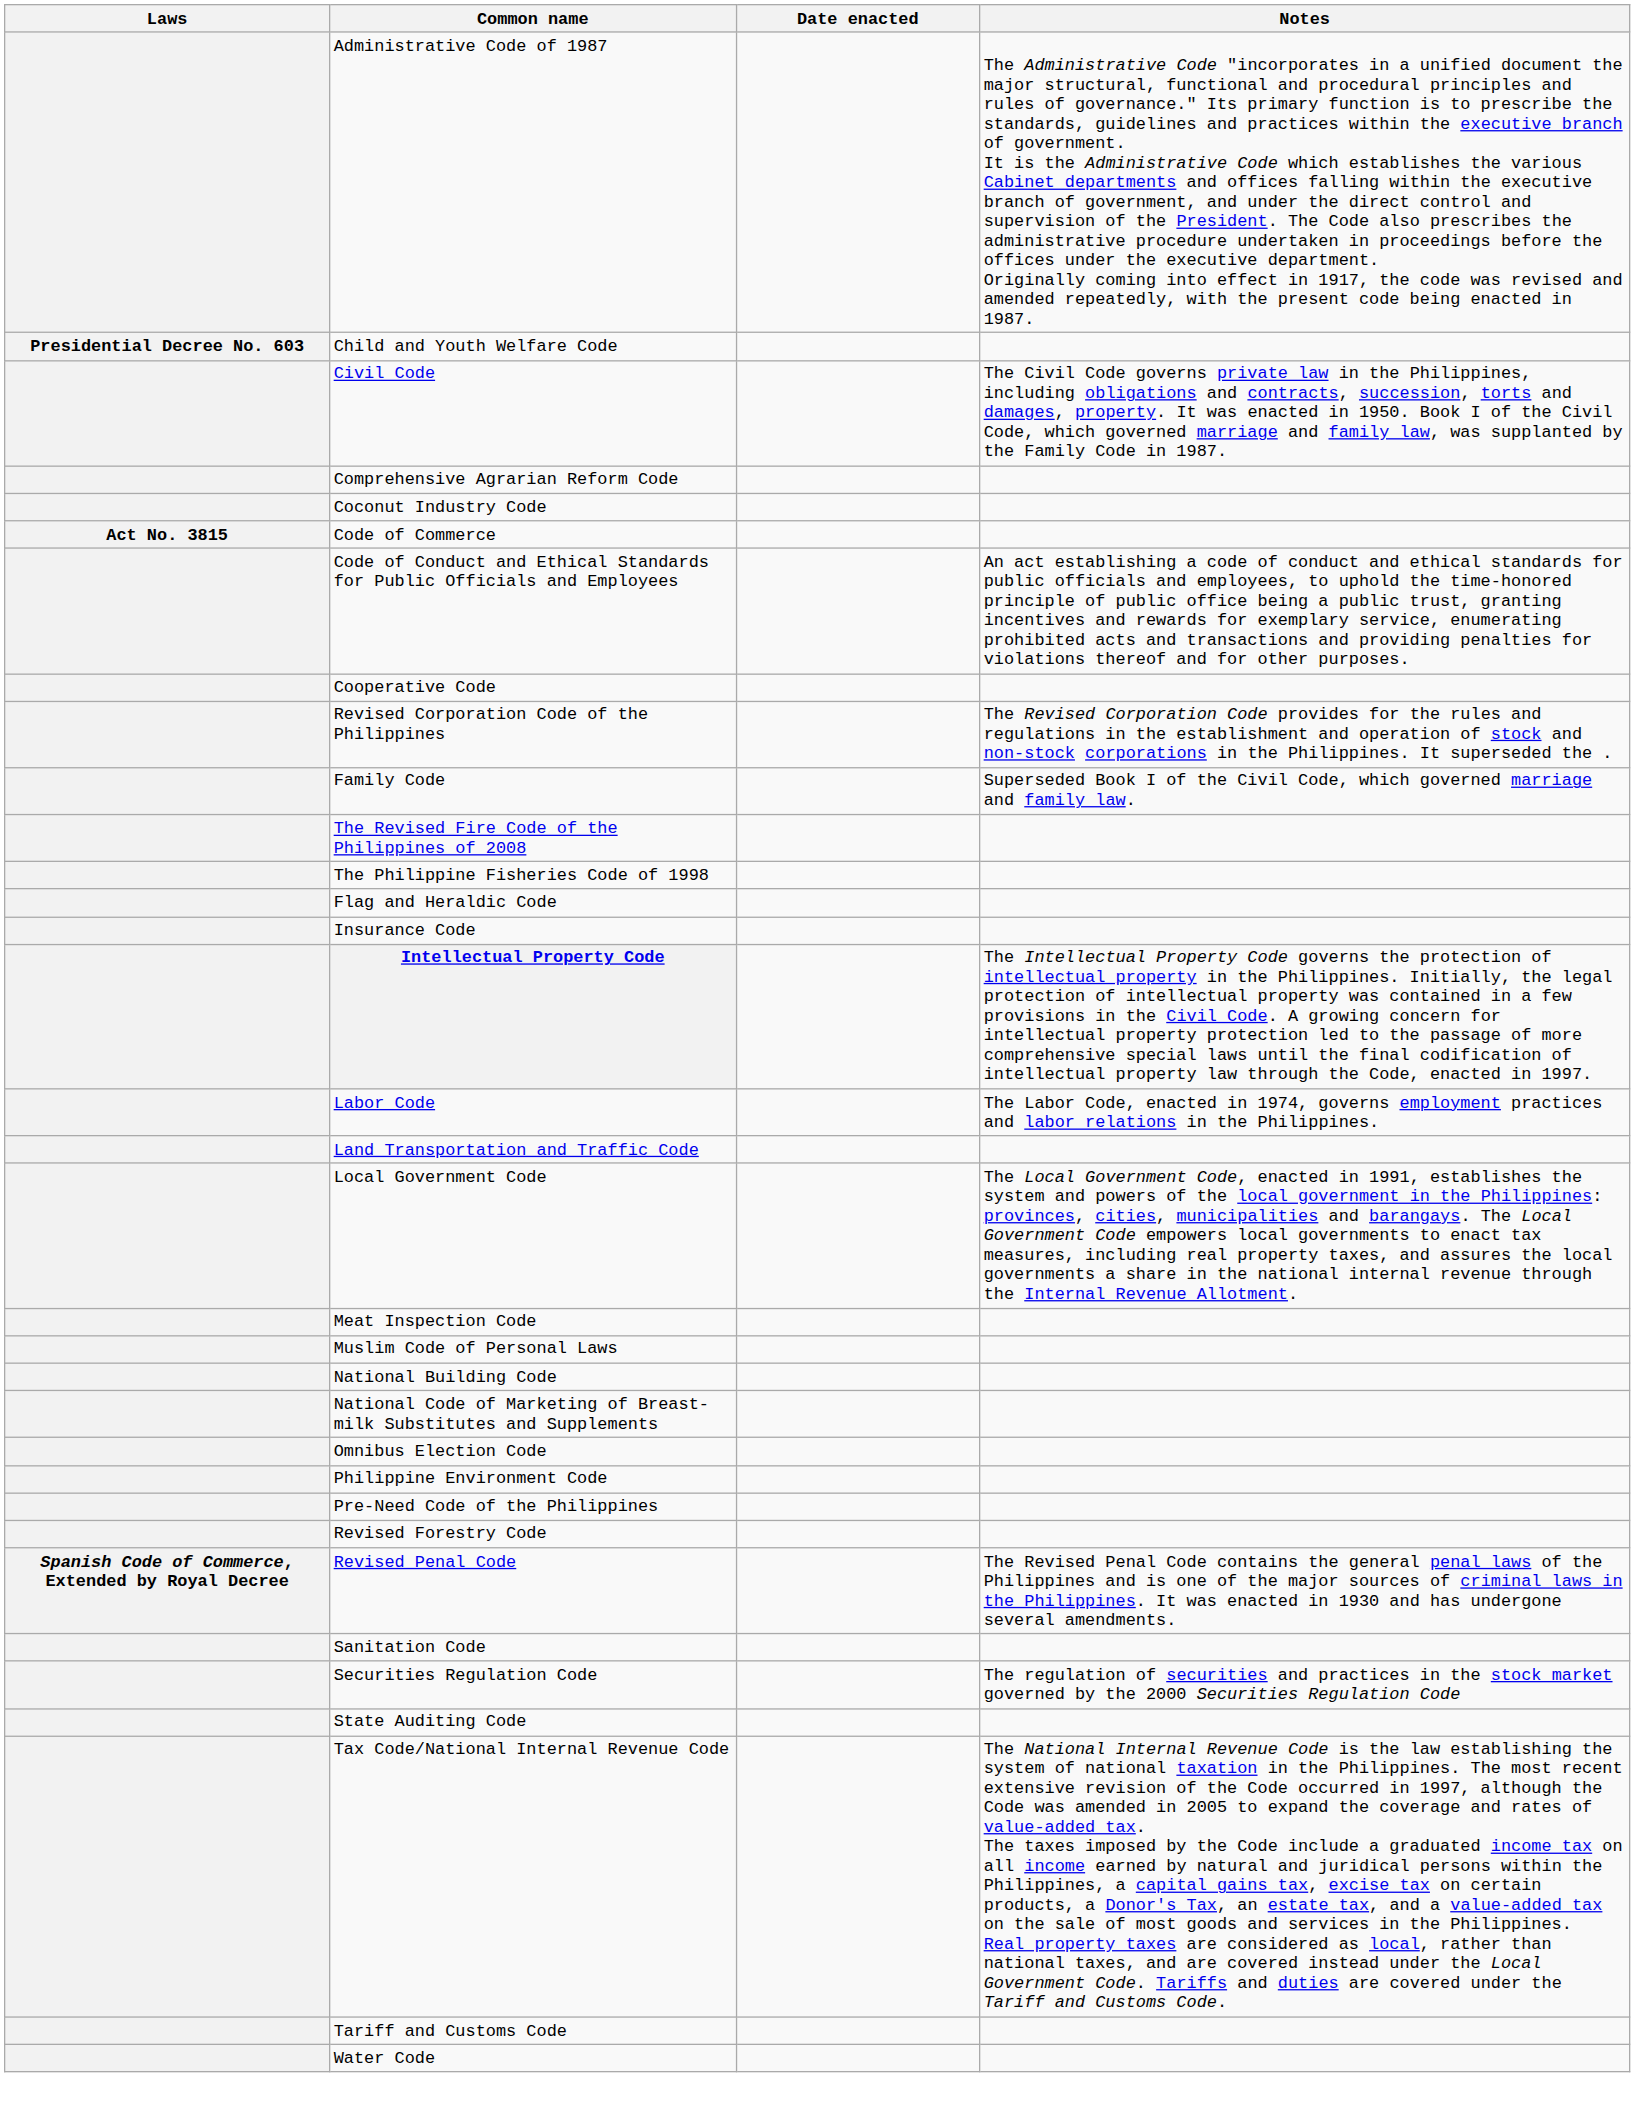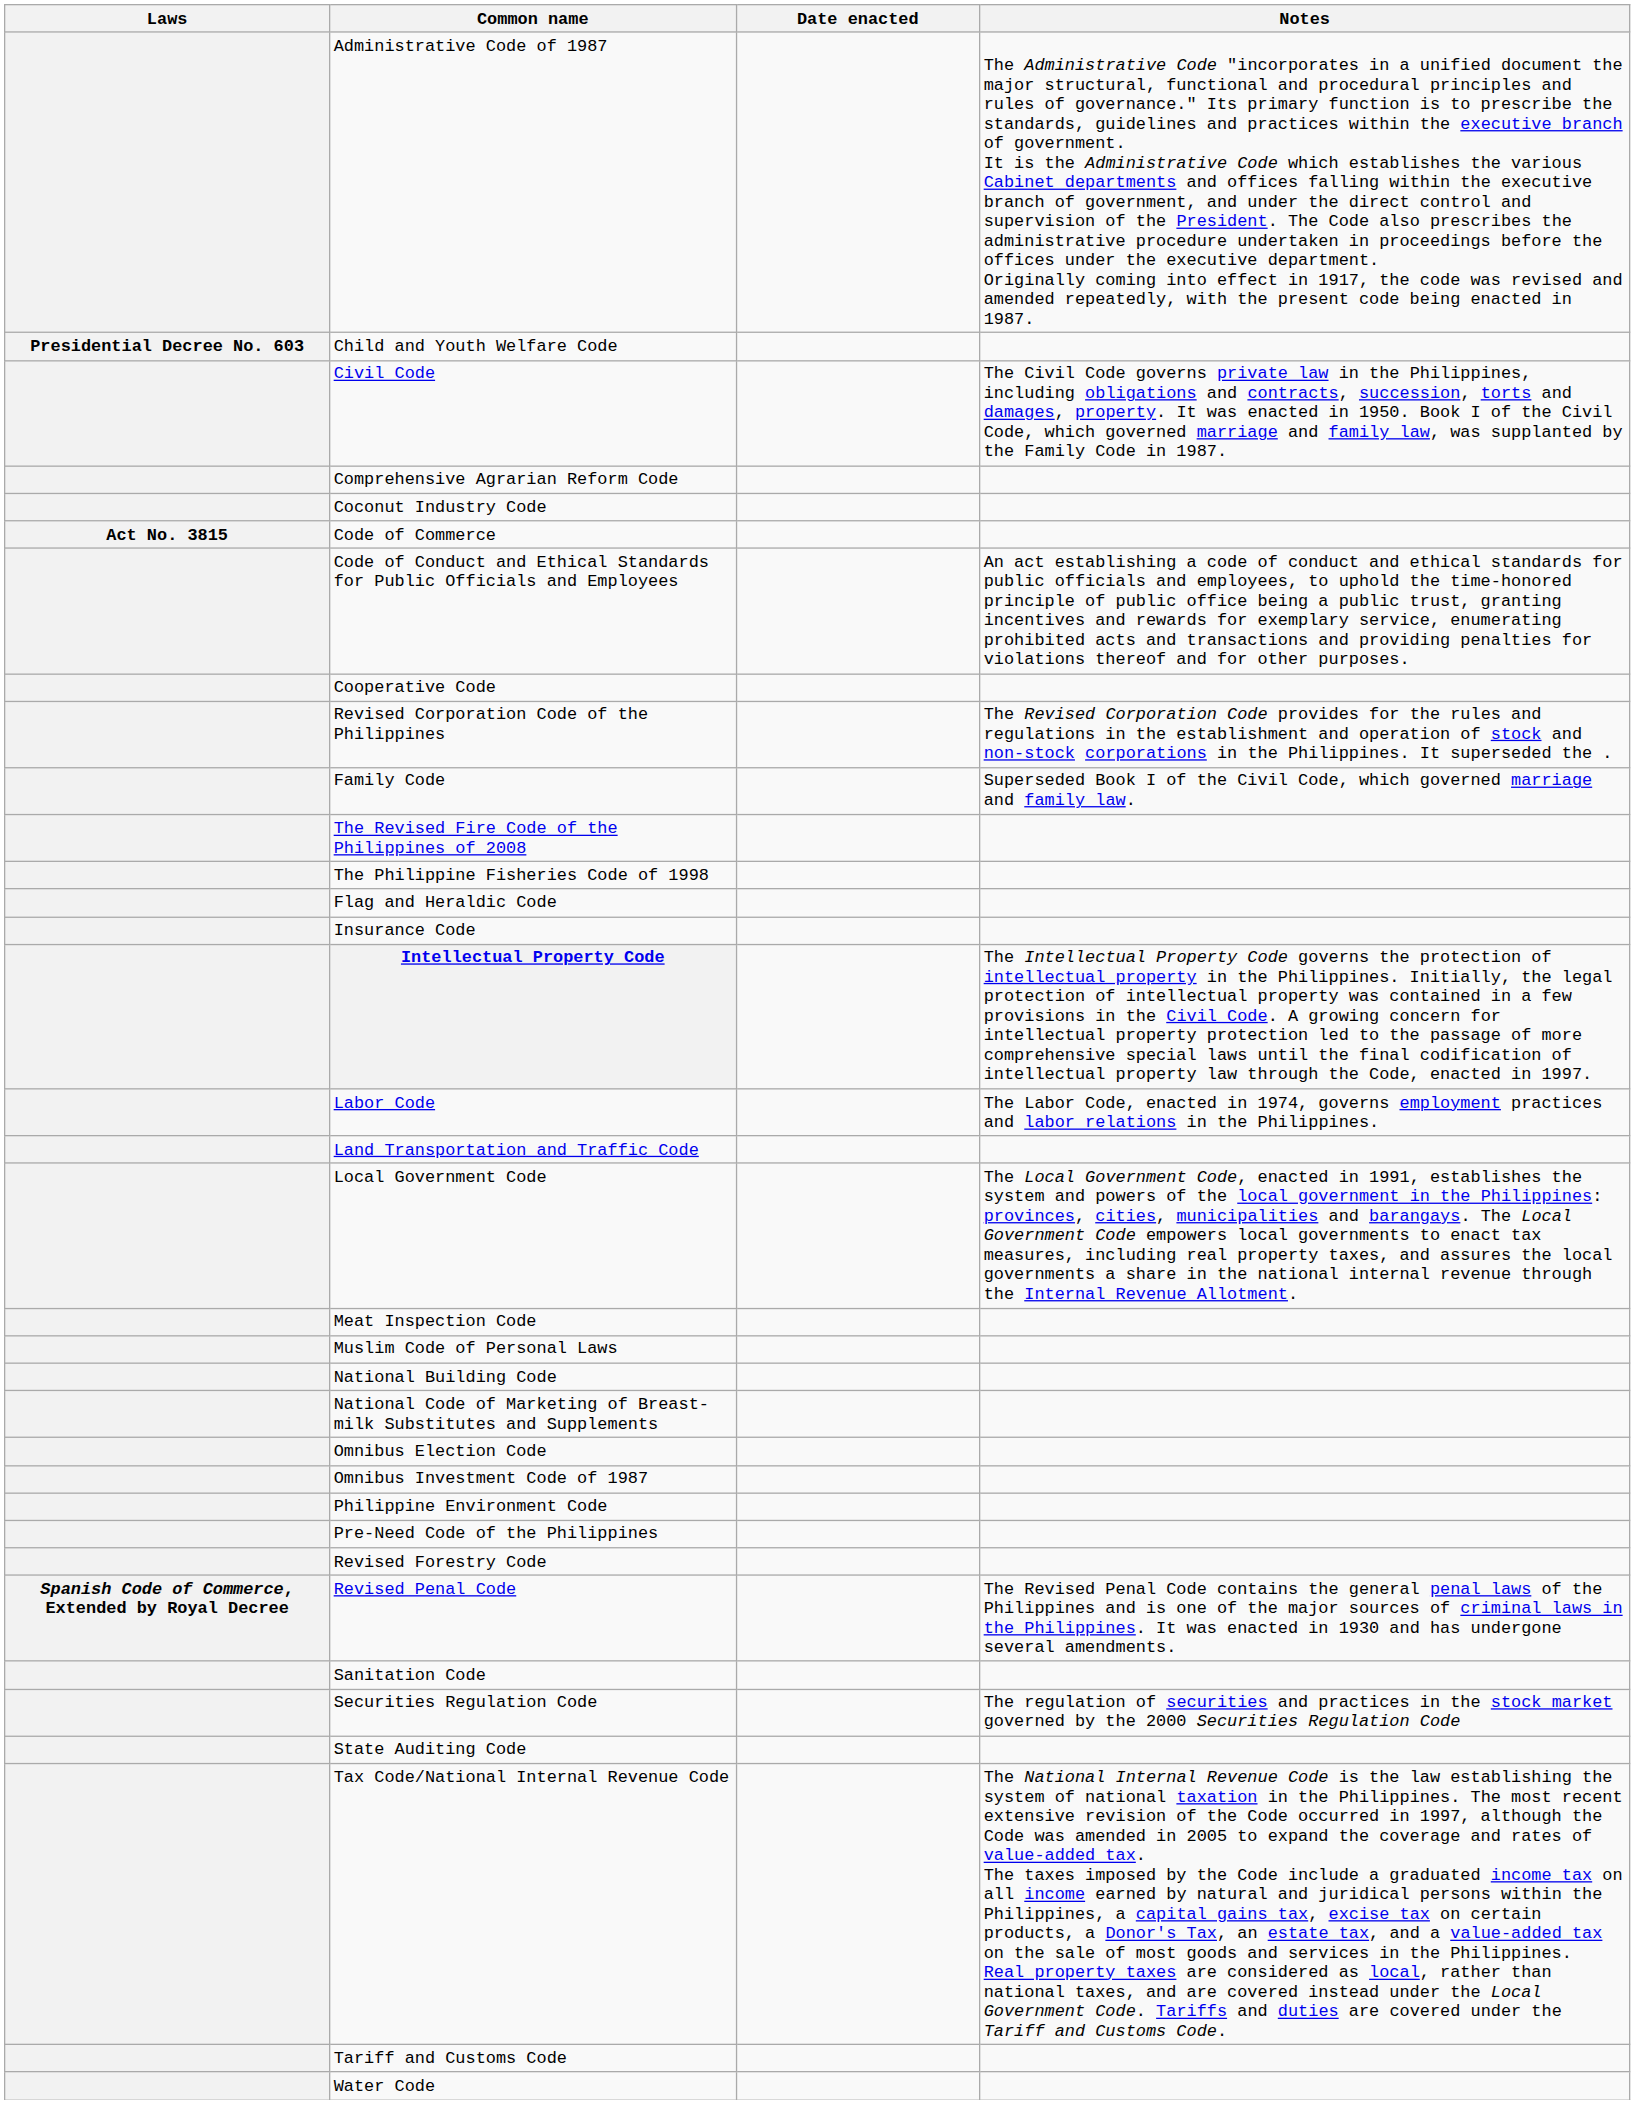+ row: (491, 1479)
